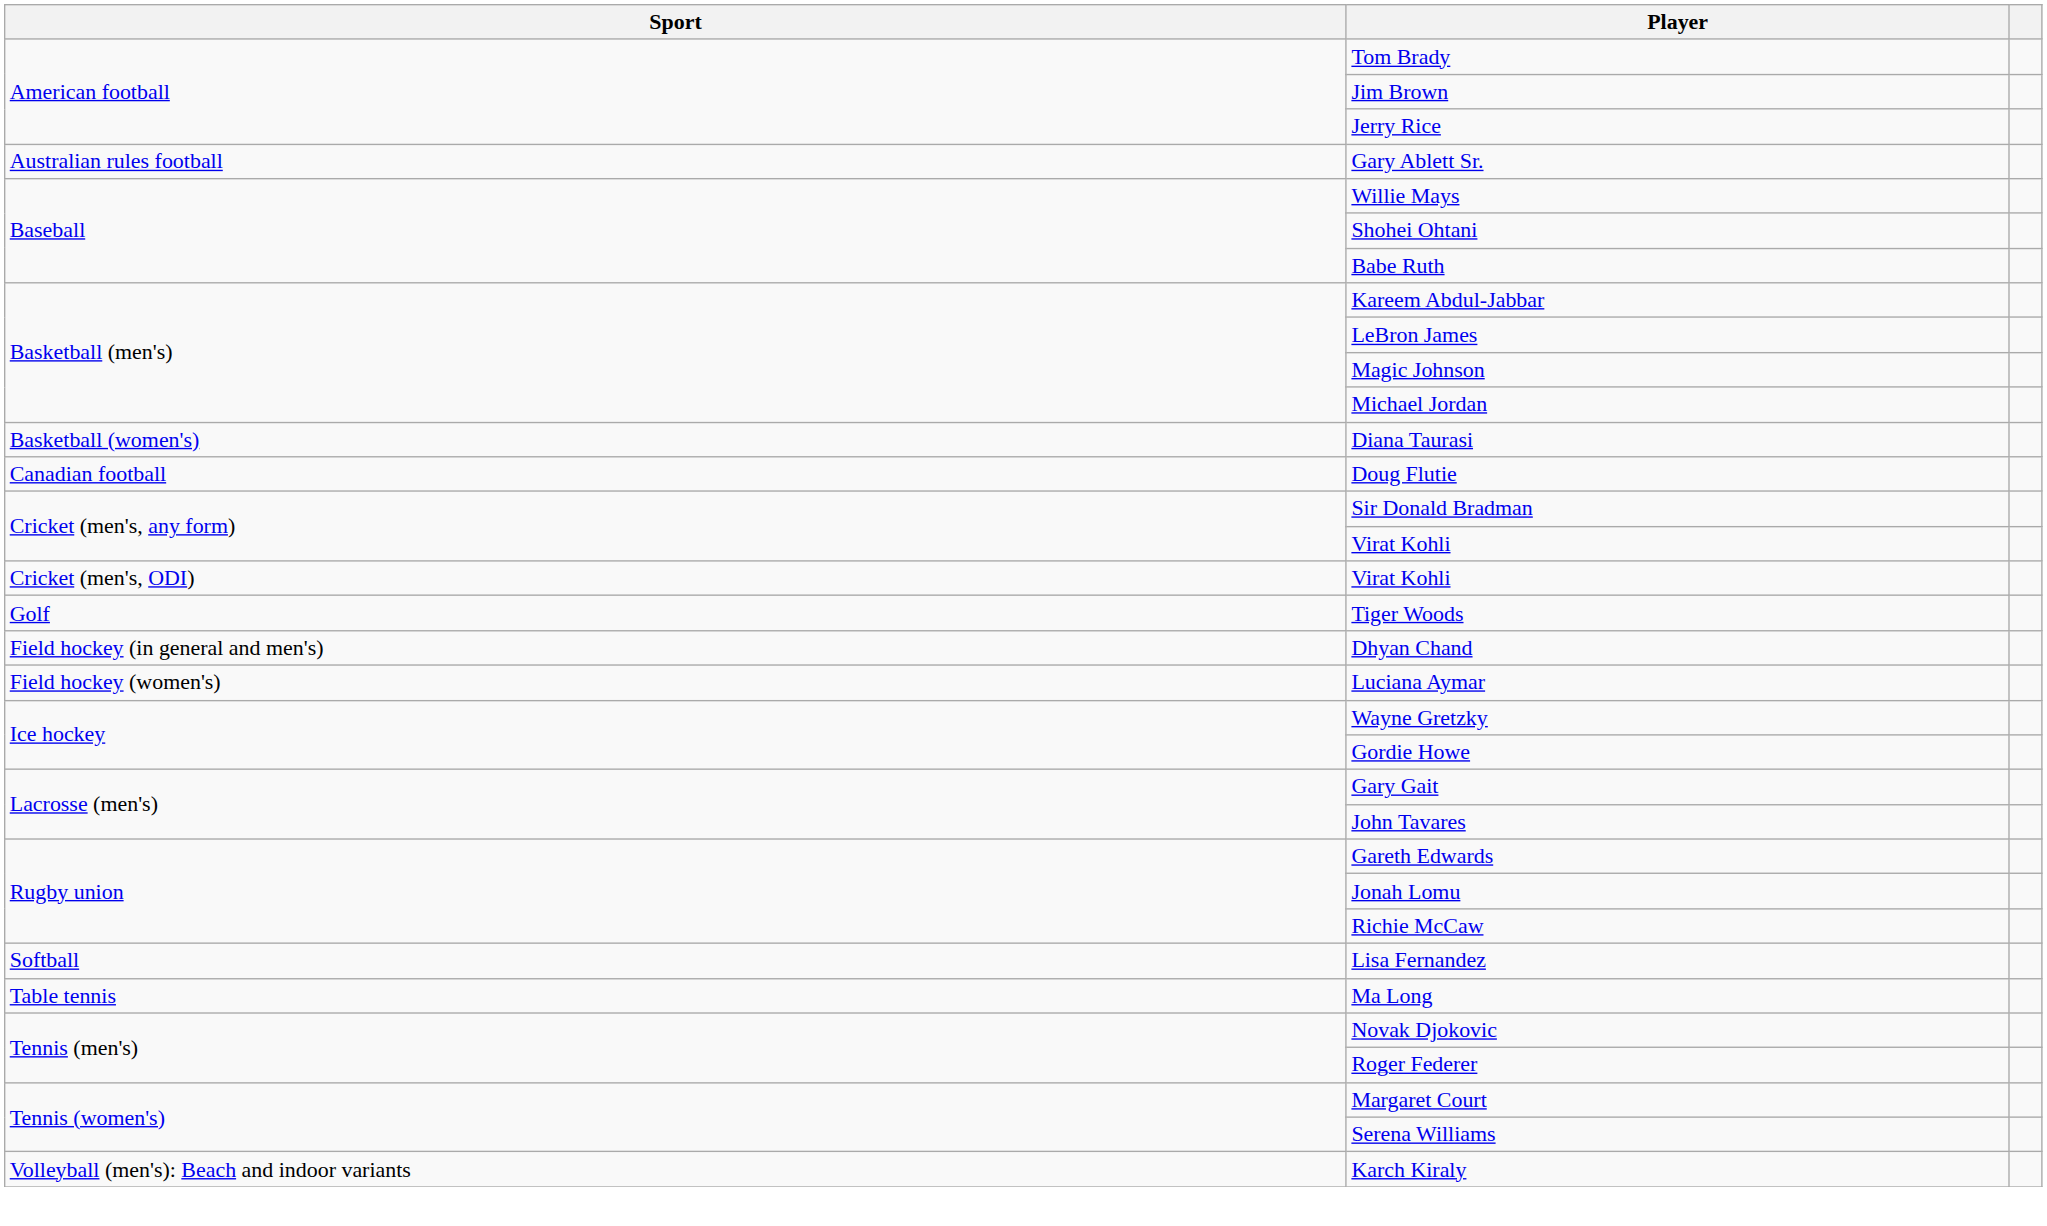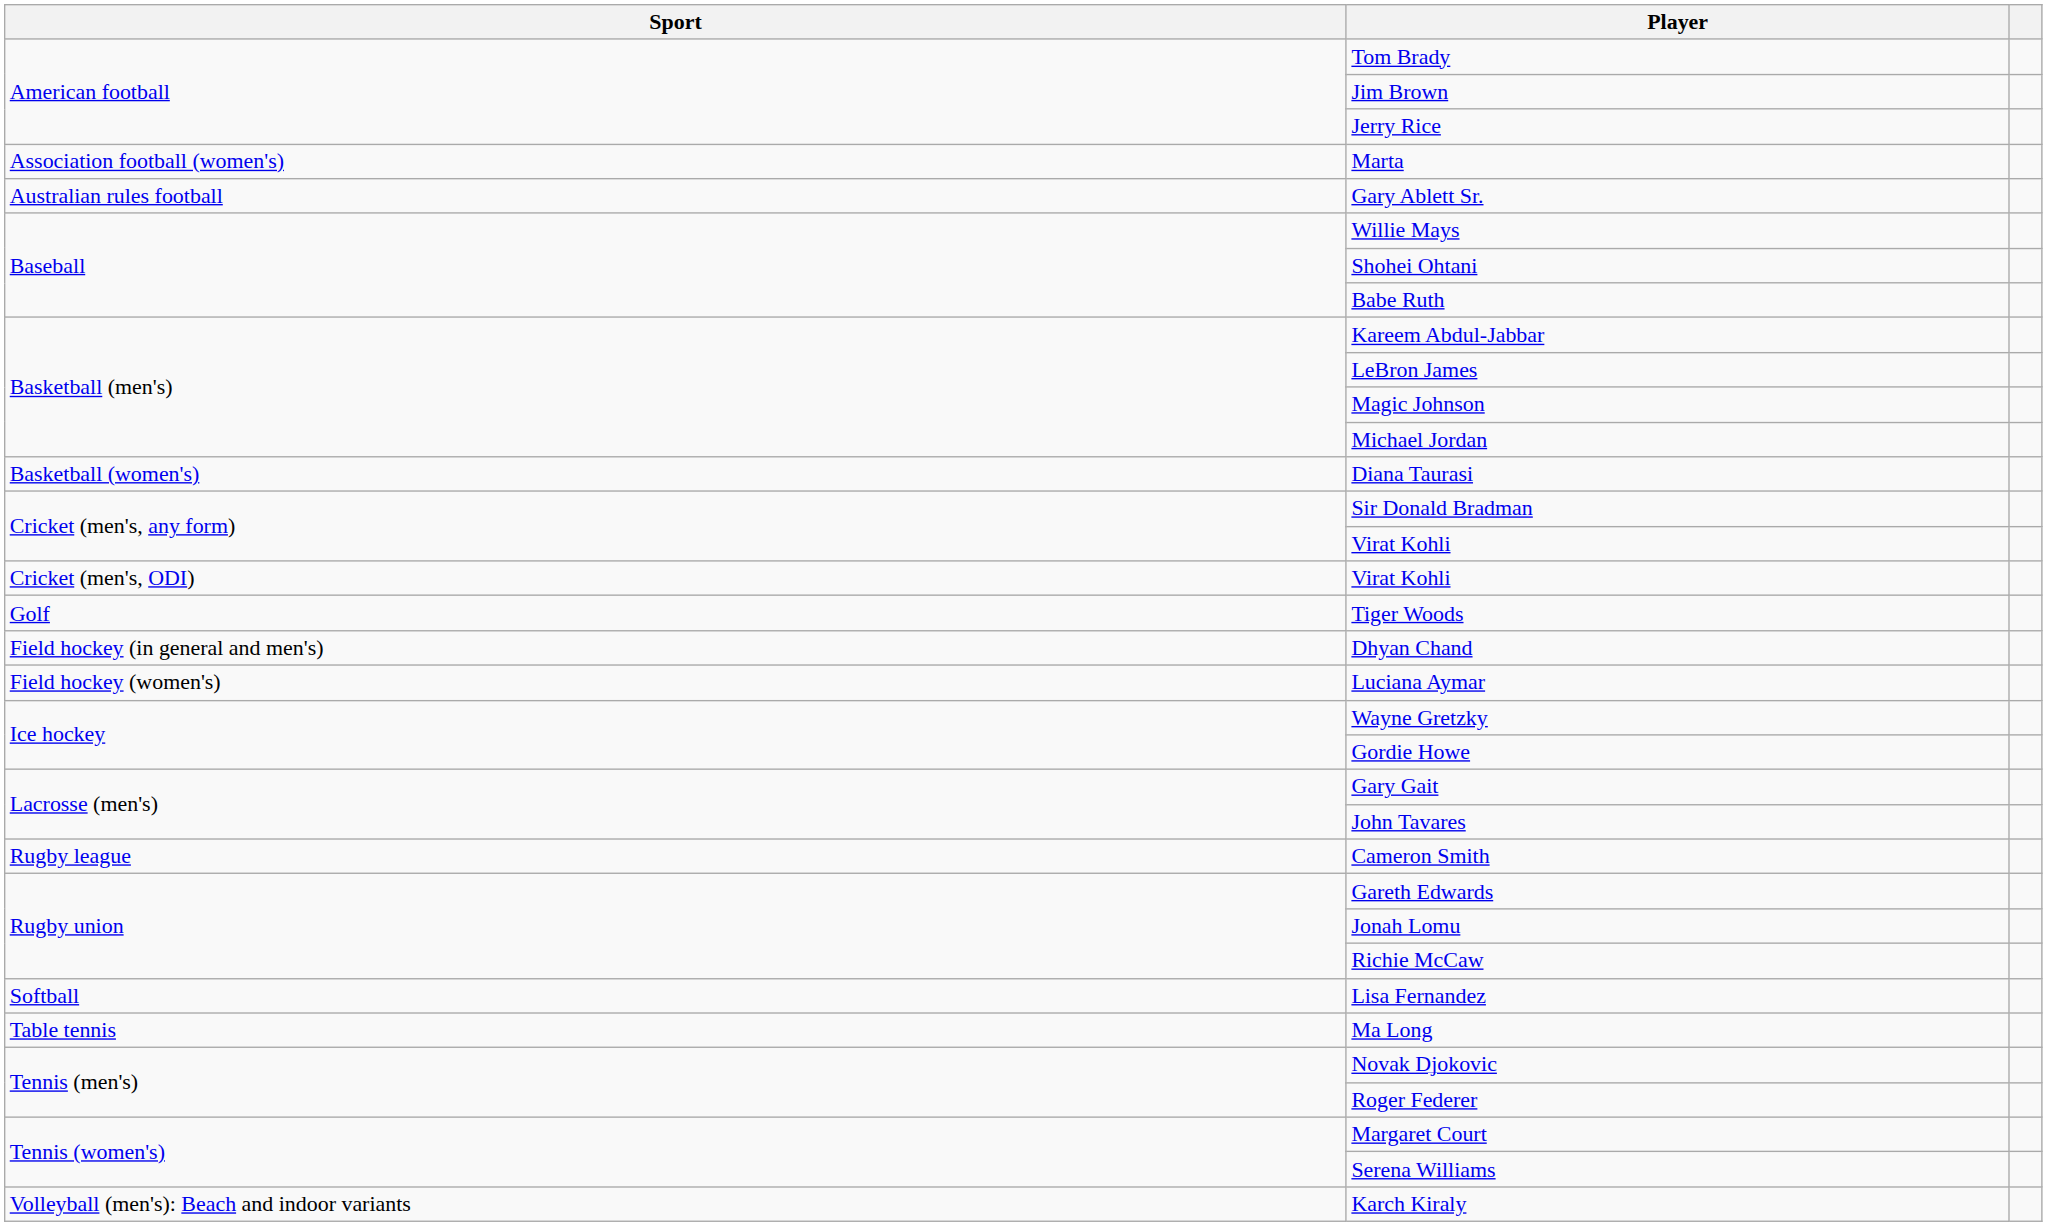+ row: (147, 160)
- row: (88, 473)
+ row: (70, 856)
